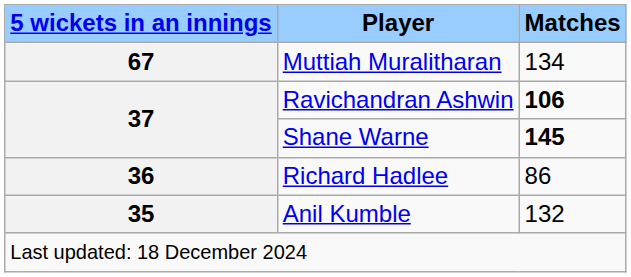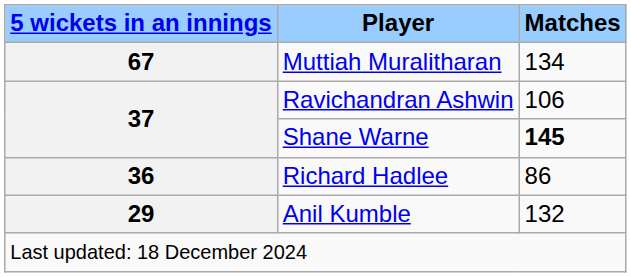(545, 99) bold -> (545, 99) normal
(141, 213) 35 -> (141, 213) 29
